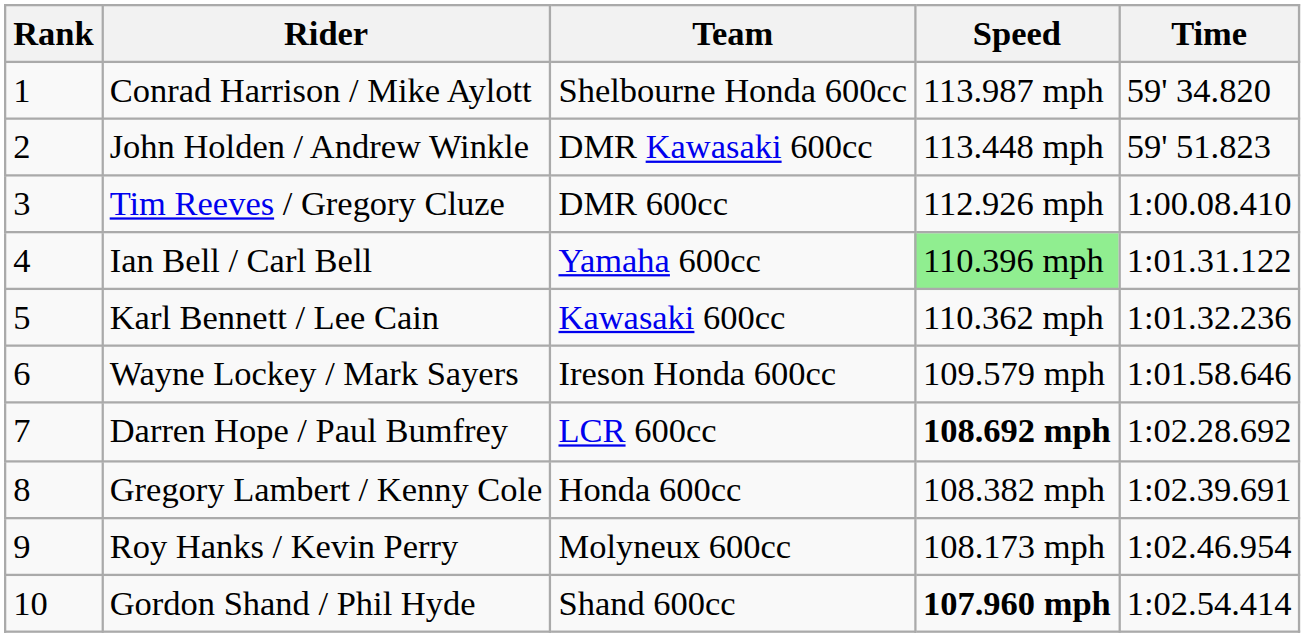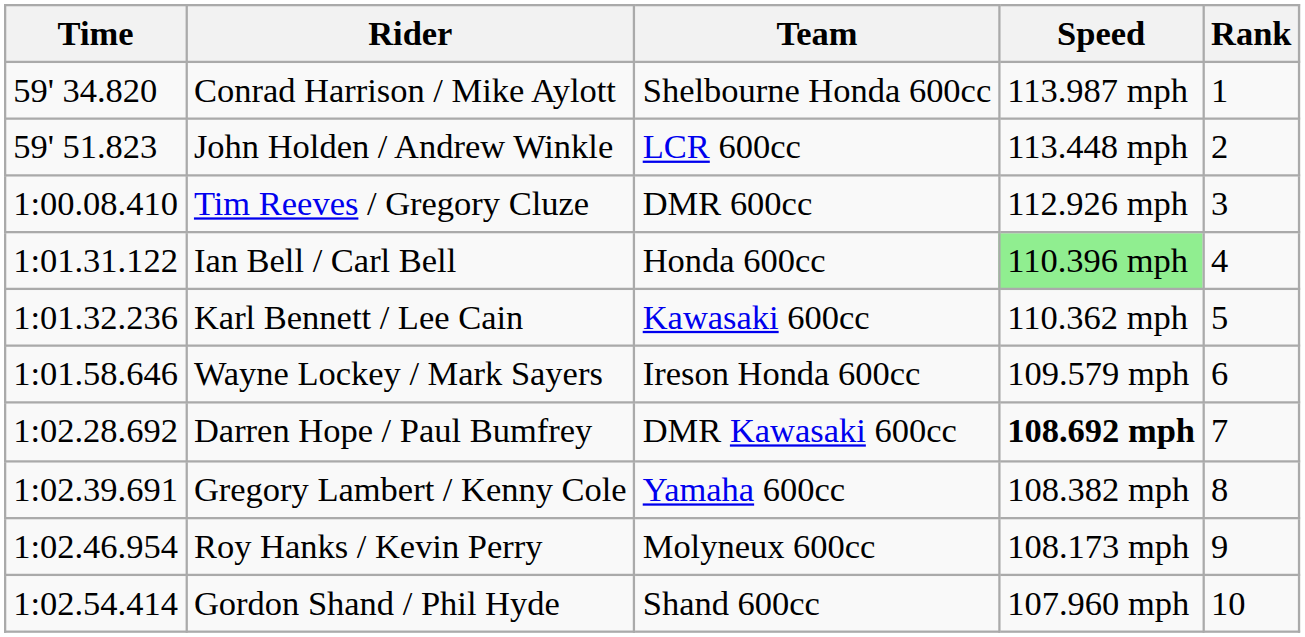columns swapped: (53, 33) <-> (1209, 33)
(716, 146) DMR Kawasaki 600cc -> (722, 146) LCR 600cc
(660, 260) Yamaha 600cc -> (734, 260) Honda 600cc
(637, 431) LCR 600cc -> (800, 431) DMR Kawasaki 600cc
(650, 488) Honda 600cc -> (744, 488) Yamaha 600cc
(1017, 602) bold -> (1098, 602) normal
